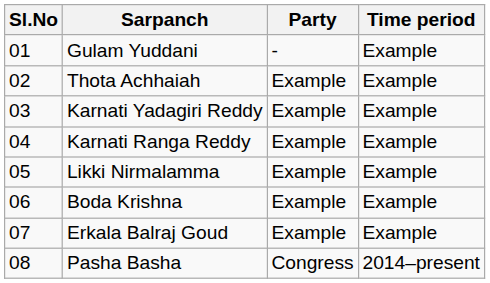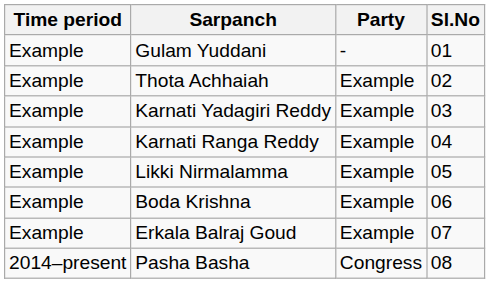columns swapped: (34, 19) <-> (421, 19)
